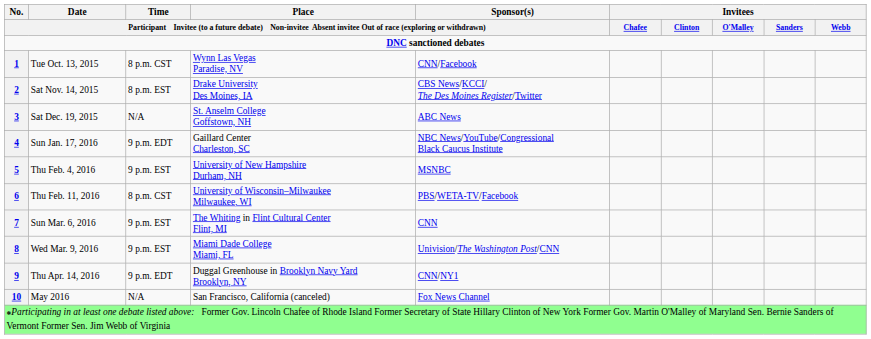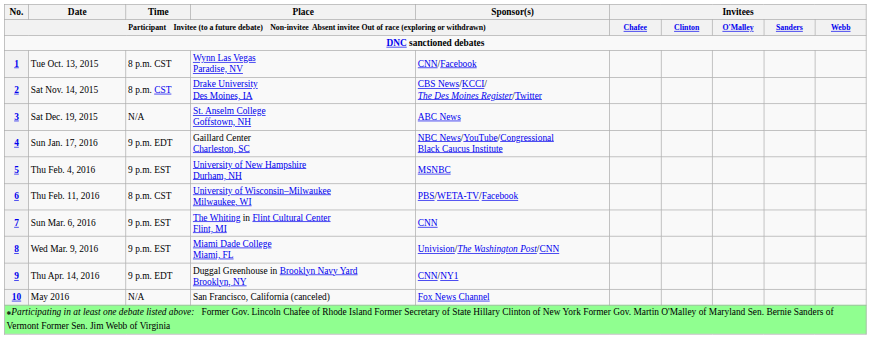(149, 90) 8 p.m. EST -> (150, 90) 8 p.m. CST
